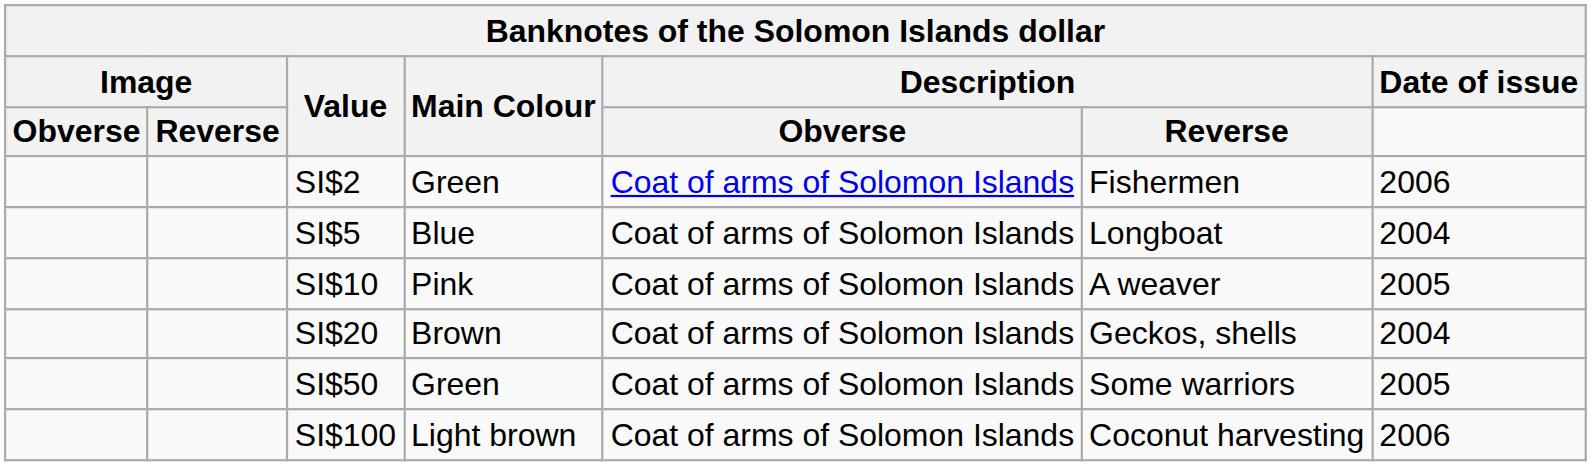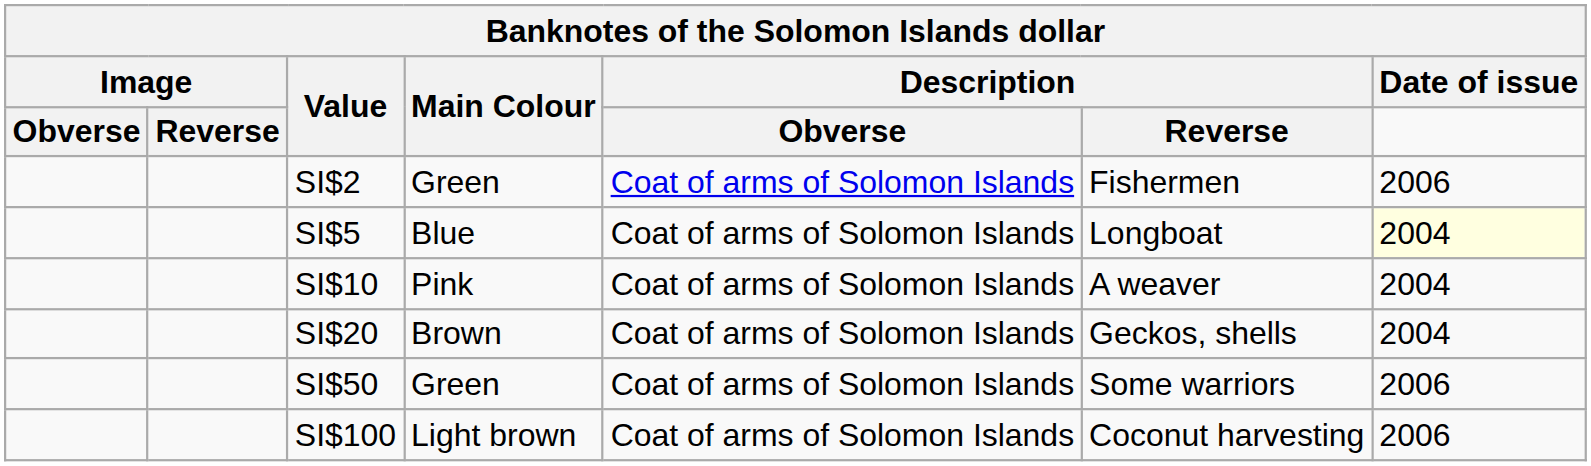(1415, 233) no background -> (1415, 233) lightyellow background
(1415, 283) 2005 -> (1415, 283) 2004
(1415, 384) 2005 -> (1415, 384) 2006
